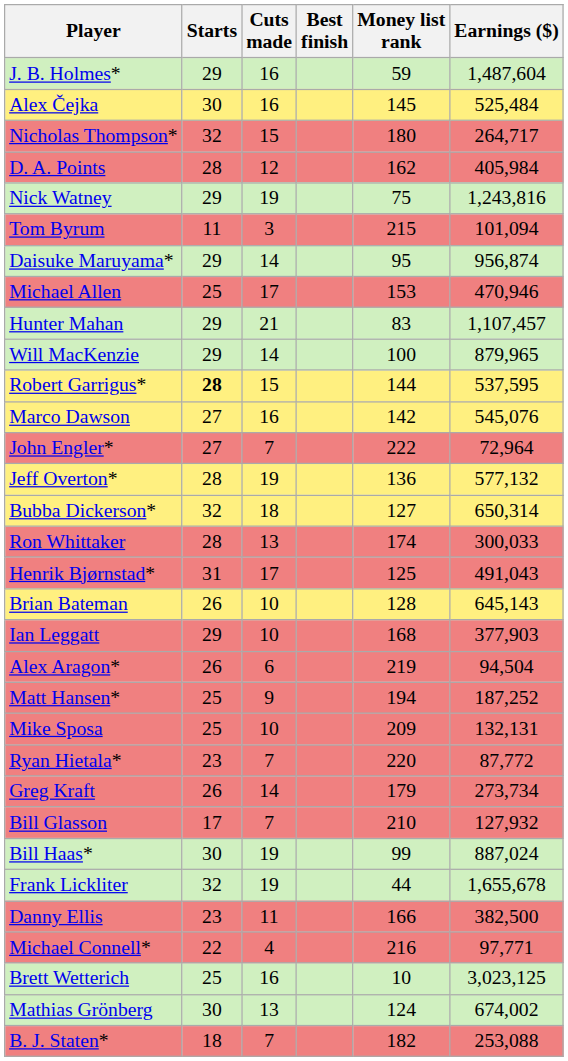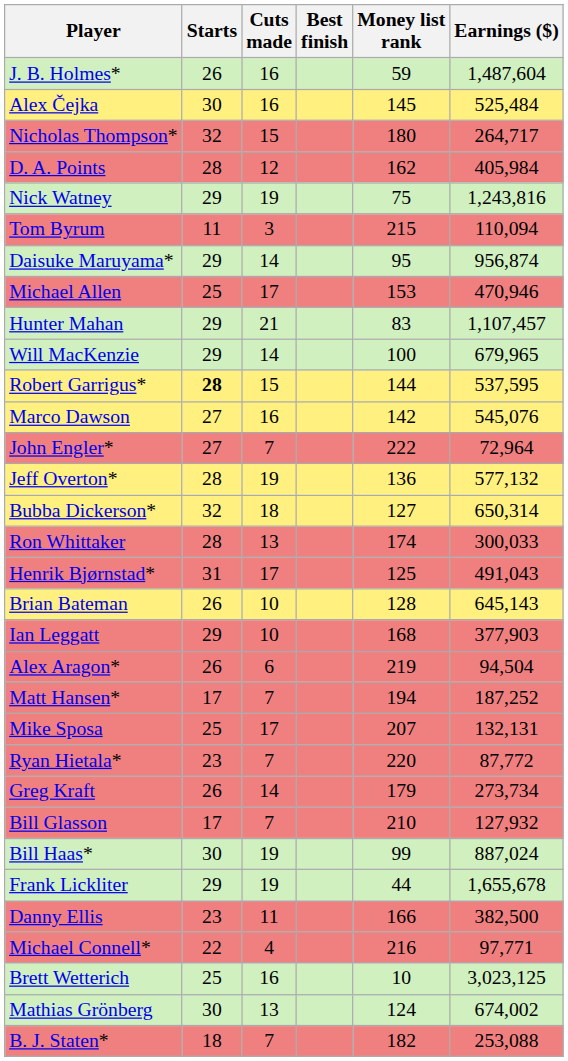(212, 73) 29 -> (212, 73) 26
(507, 229) 101,094 -> (507, 229) 110,094
(507, 354) 879,965 -> (507, 354) 679,965
(212, 697) 25 -> (212, 697) 17
(269, 697) 9 -> (269, 697) 7
(269, 728) 10 -> (269, 728) 17
(401, 728) 209 -> (401, 728) 207
(212, 884) 32 -> (212, 884) 29
